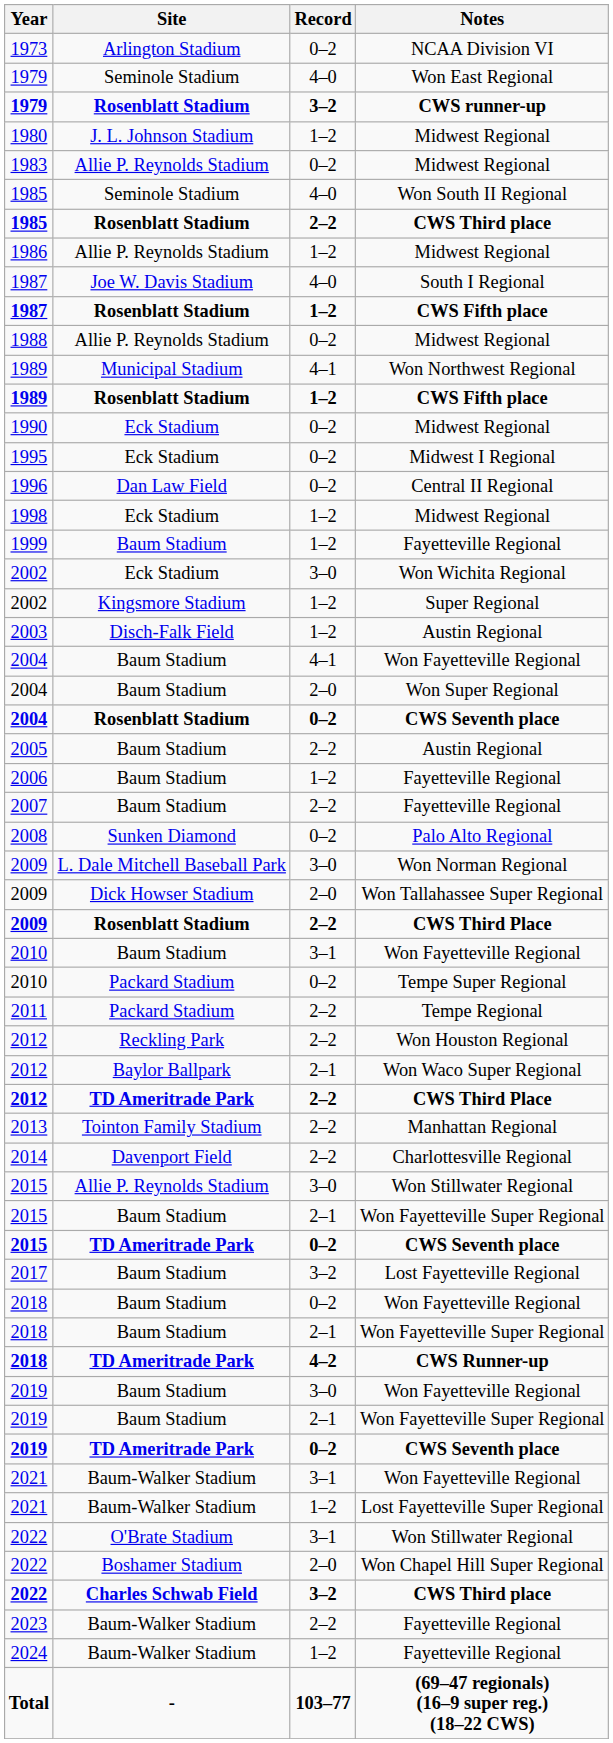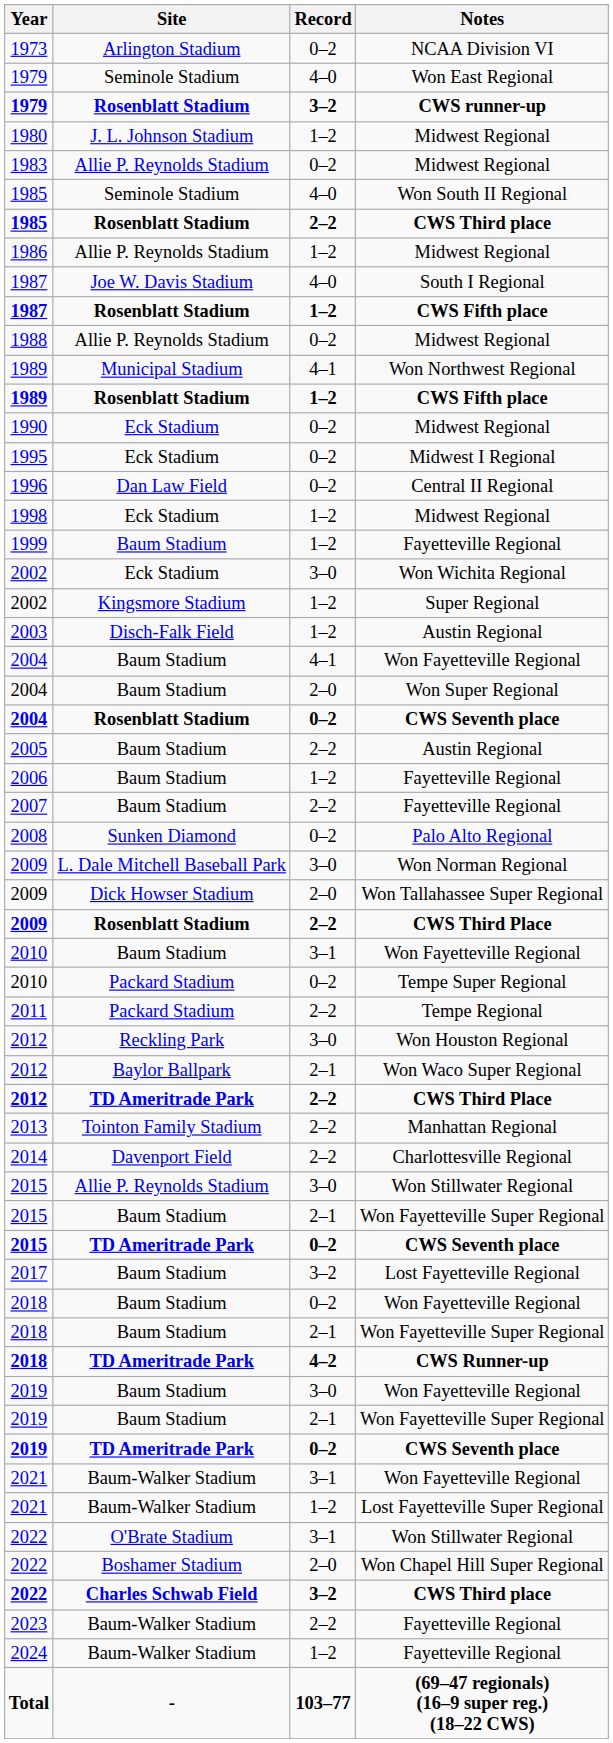(323, 1040) 2–2 -> (323, 1040) 3–0
